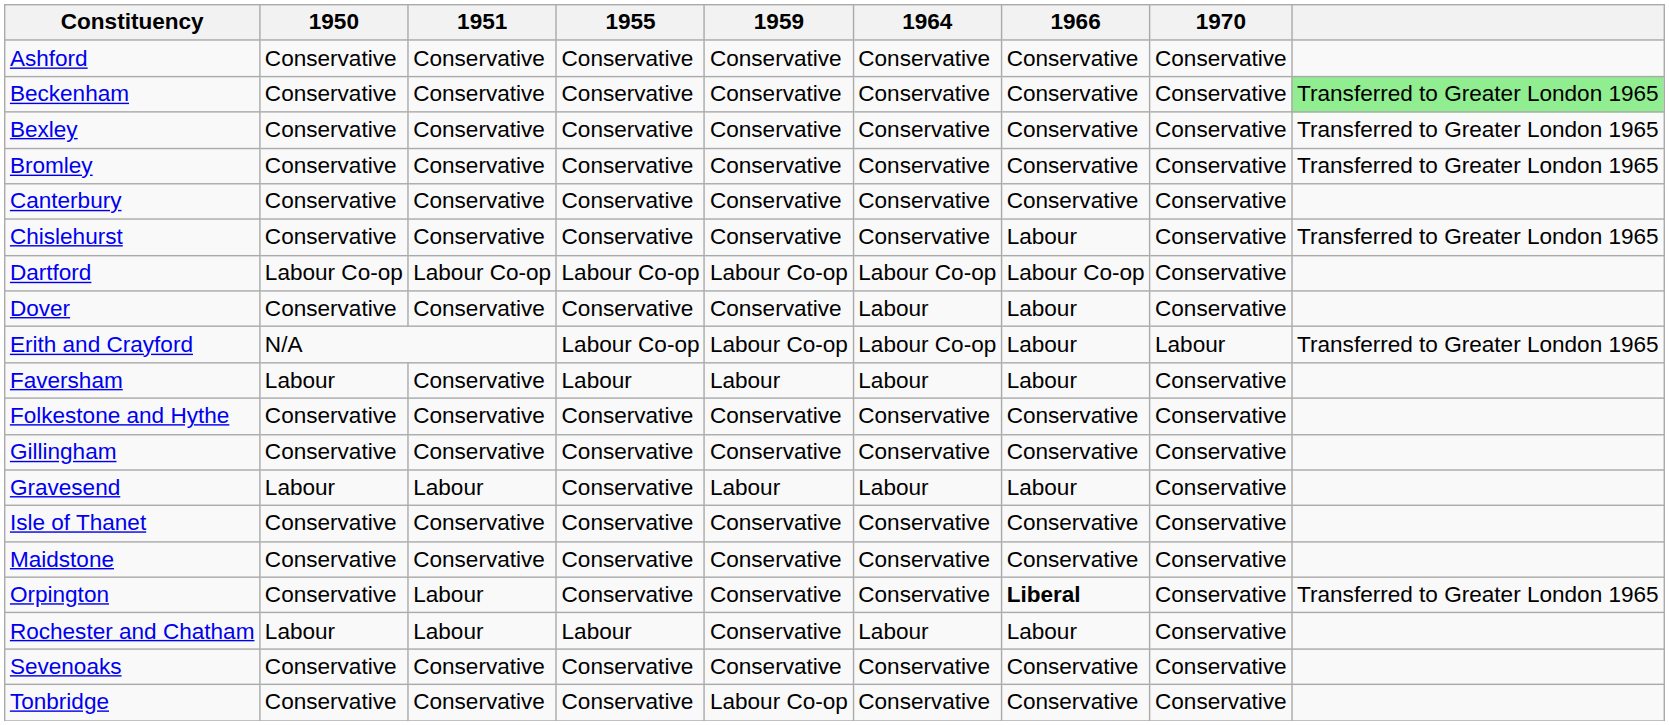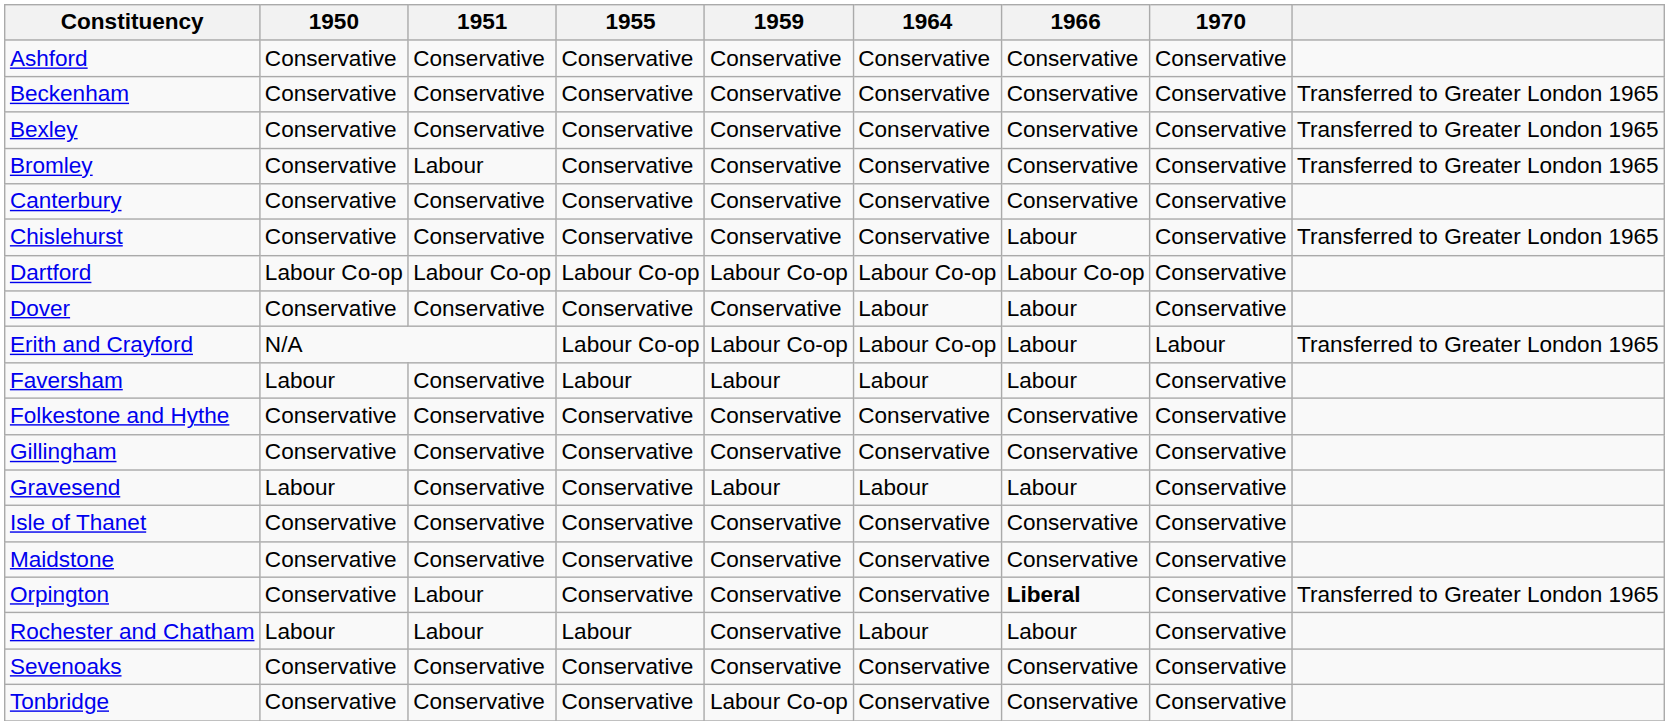(1478, 93) lightgreen background -> (1478, 93) no background
(479, 165) Conservative -> (448, 165) Labour
(448, 487) Labour -> (479, 487) Conservative
